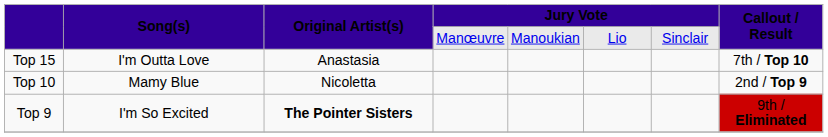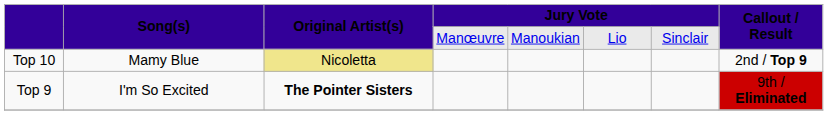- row: (34, 60)
(348, 82) no background -> (348, 60) khaki background
